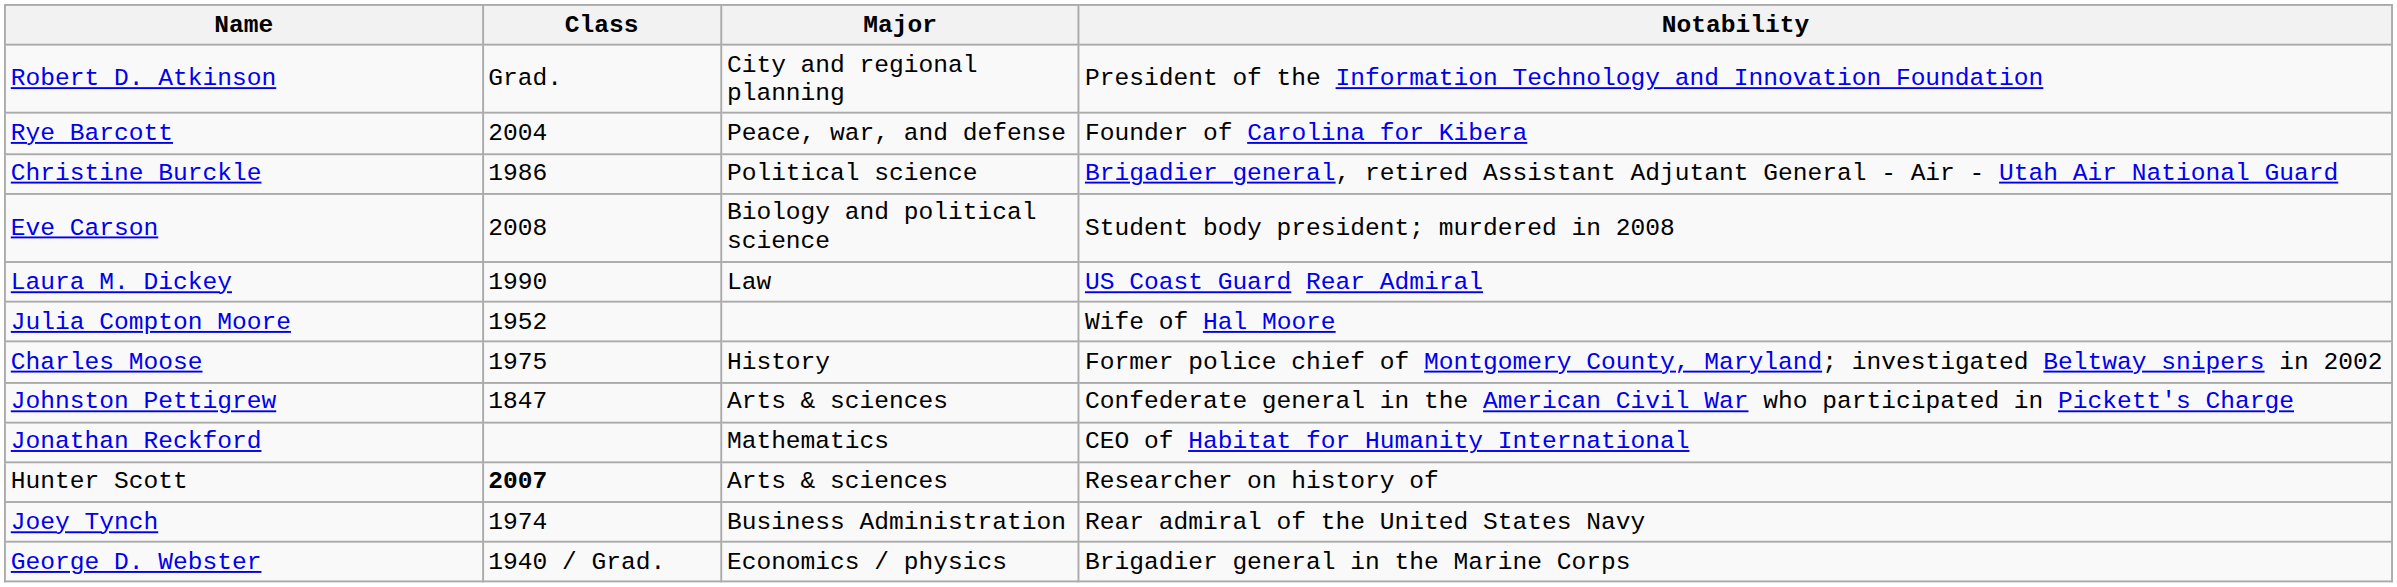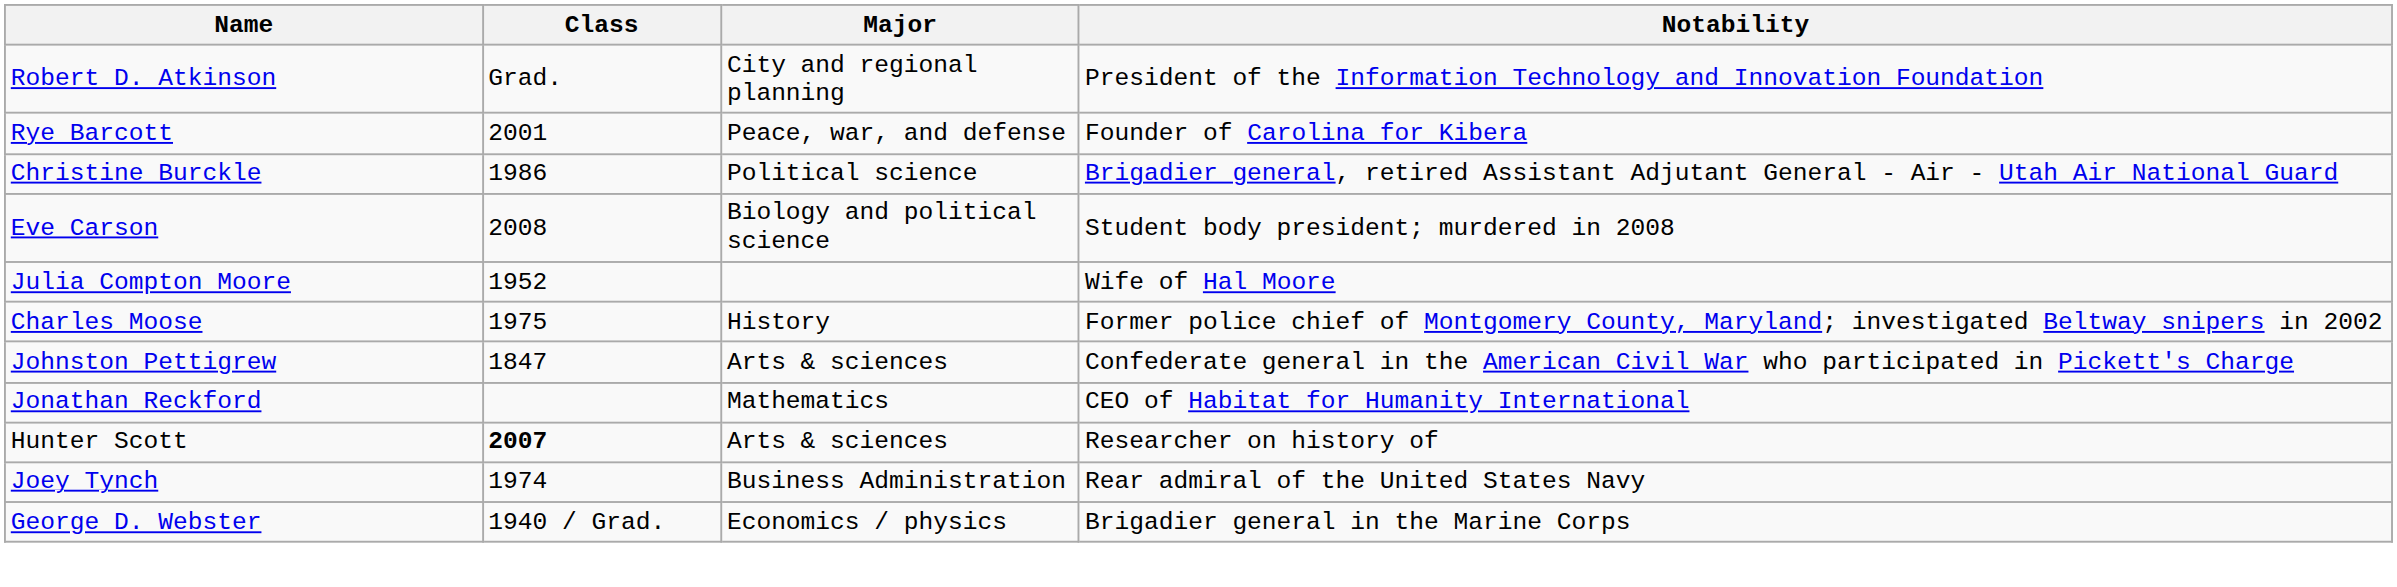(518, 133) 2004 -> (518, 133) 2001
- row: (121, 282)
